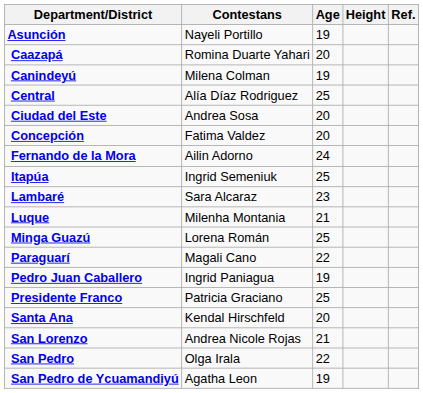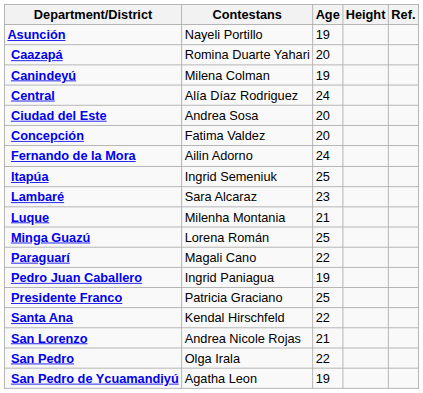(323, 96) 25 -> (323, 96) 24
(323, 318) 20 -> (323, 318) 22
